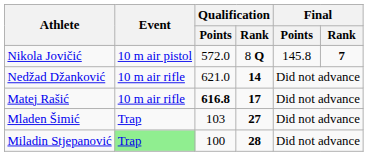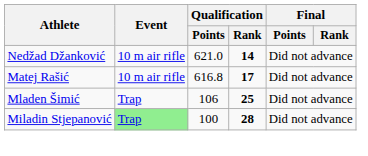- row: (45, 56)
(216, 98) bold -> (208, 77) normal
(216, 120) 103 -> (208, 98) 106
(255, 120) 27 -> (247, 98) 25
